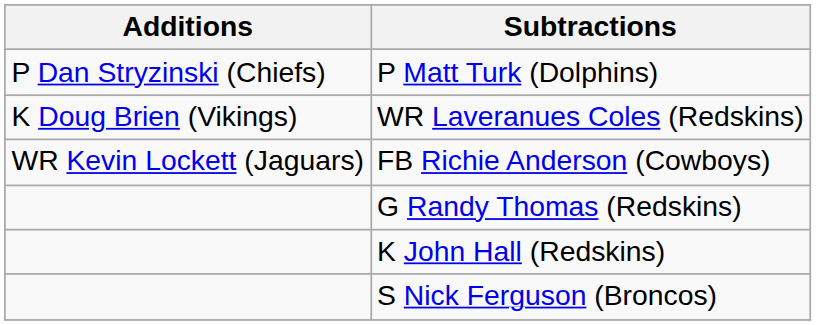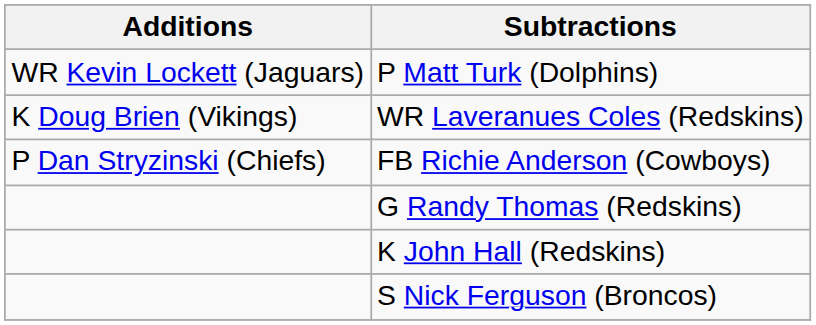(169, 71) P Dan Stryzinski (Chiefs) -> (188, 71) WR Kevin Lockett (Jaguars)
(188, 161) WR Kevin Lockett (Jaguars) -> (169, 161) P Dan Stryzinski (Chiefs)
